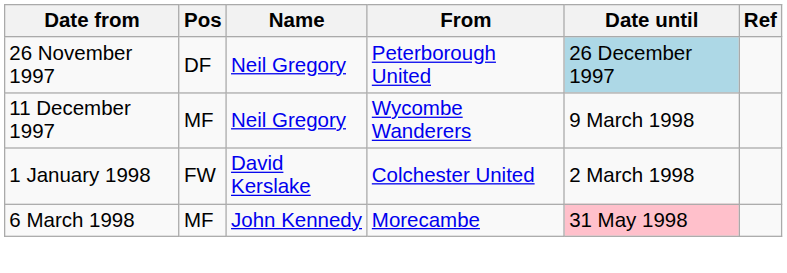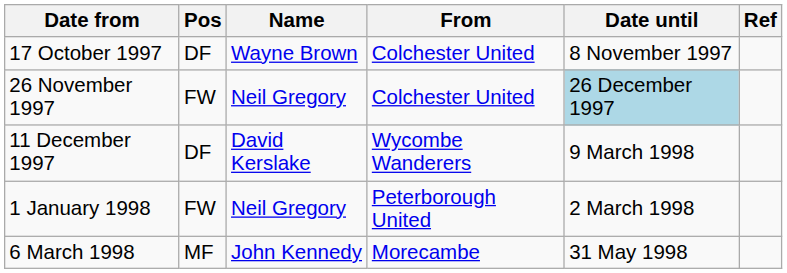+ row: (86, 53)
(198, 64) DF -> (200, 97) FW
(434, 64) Peterborough United -> (453, 97) Colchester United
(199, 120) MF -> (198, 152) DF
(289, 120) Neil Gregory -> (271, 152) David Kerslake
(271, 175) David Kerslake -> (289, 208) Neil Gregory
(453, 175) Colchester United -> (434, 208) Peterborough United
(628, 219) pink background -> (628, 252) no background
